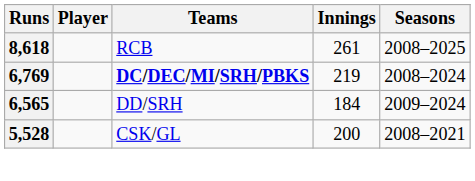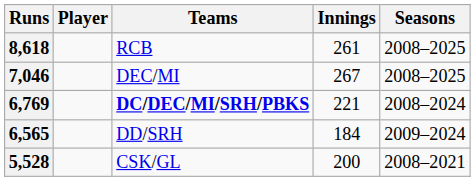+ row: (29, 76)
(347, 76) 219 -> (347, 104) 221
